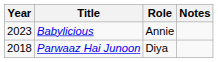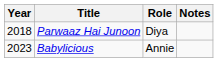rows swapped: (89, 48) <-> (65, 31)
